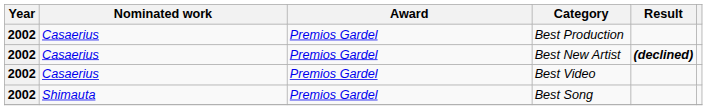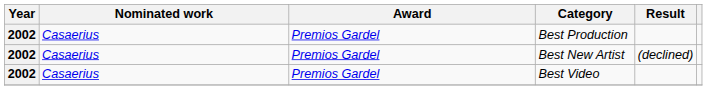(663, 54) bold -> (665, 54) normal
- row: (564, 94)
